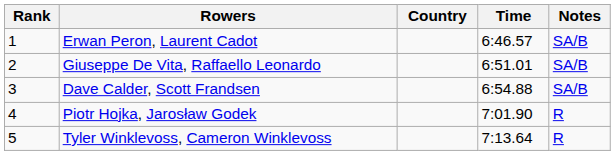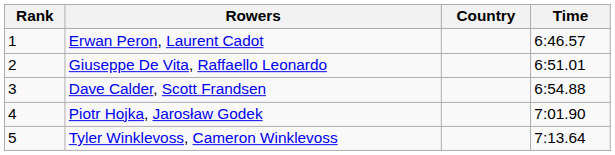- column: (580, 16)
